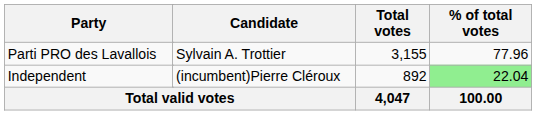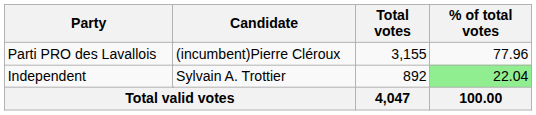(231, 53) Sylvain A. Trottier -> (258, 53) (incumbent)Pierre Cléroux
(258, 76) (incumbent)Pierre Cléroux -> (231, 76) Sylvain A. Trottier
